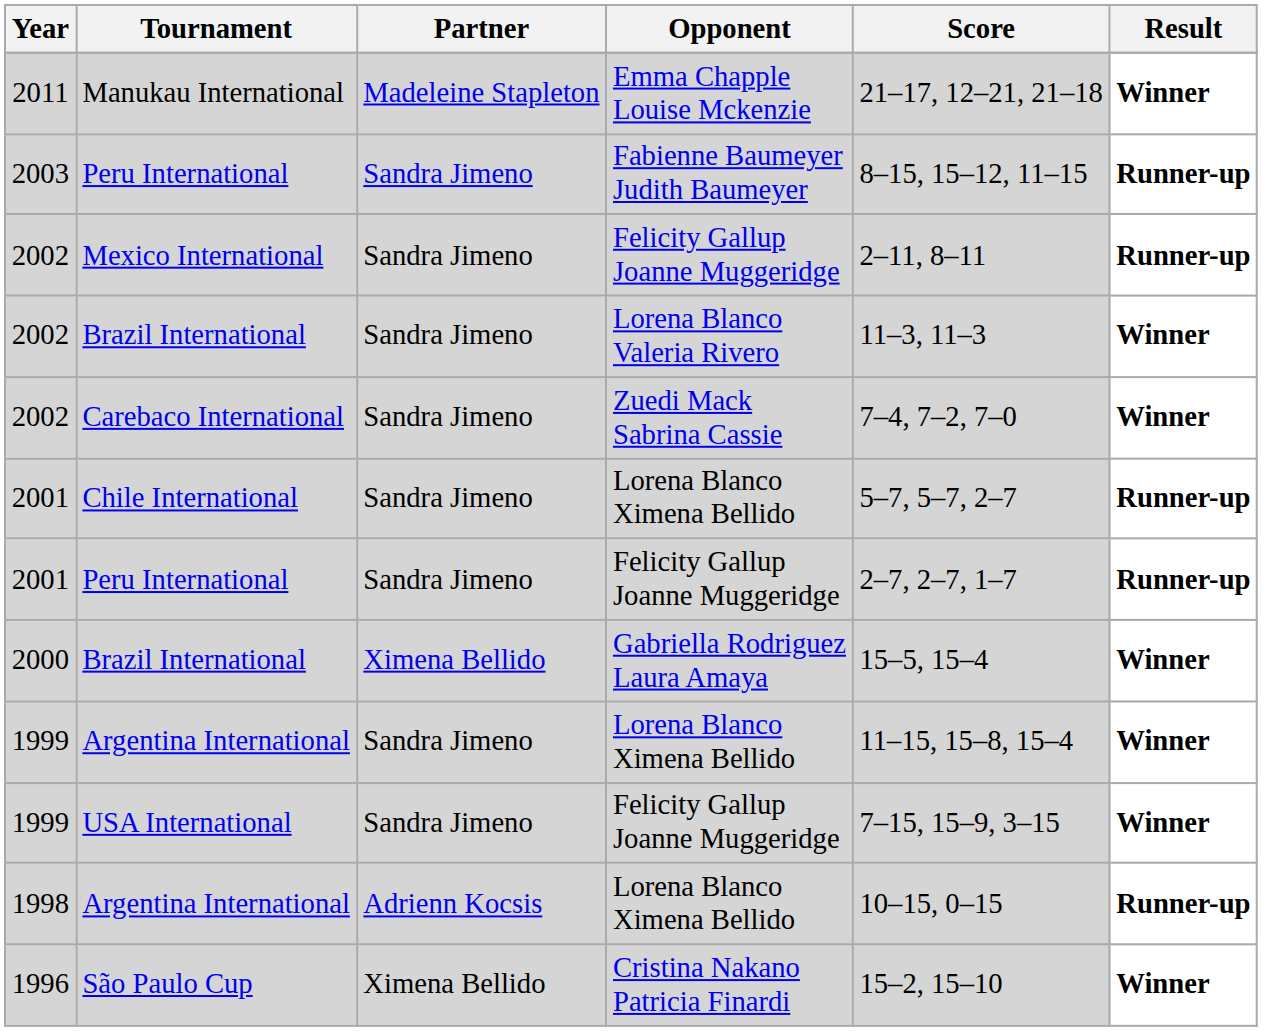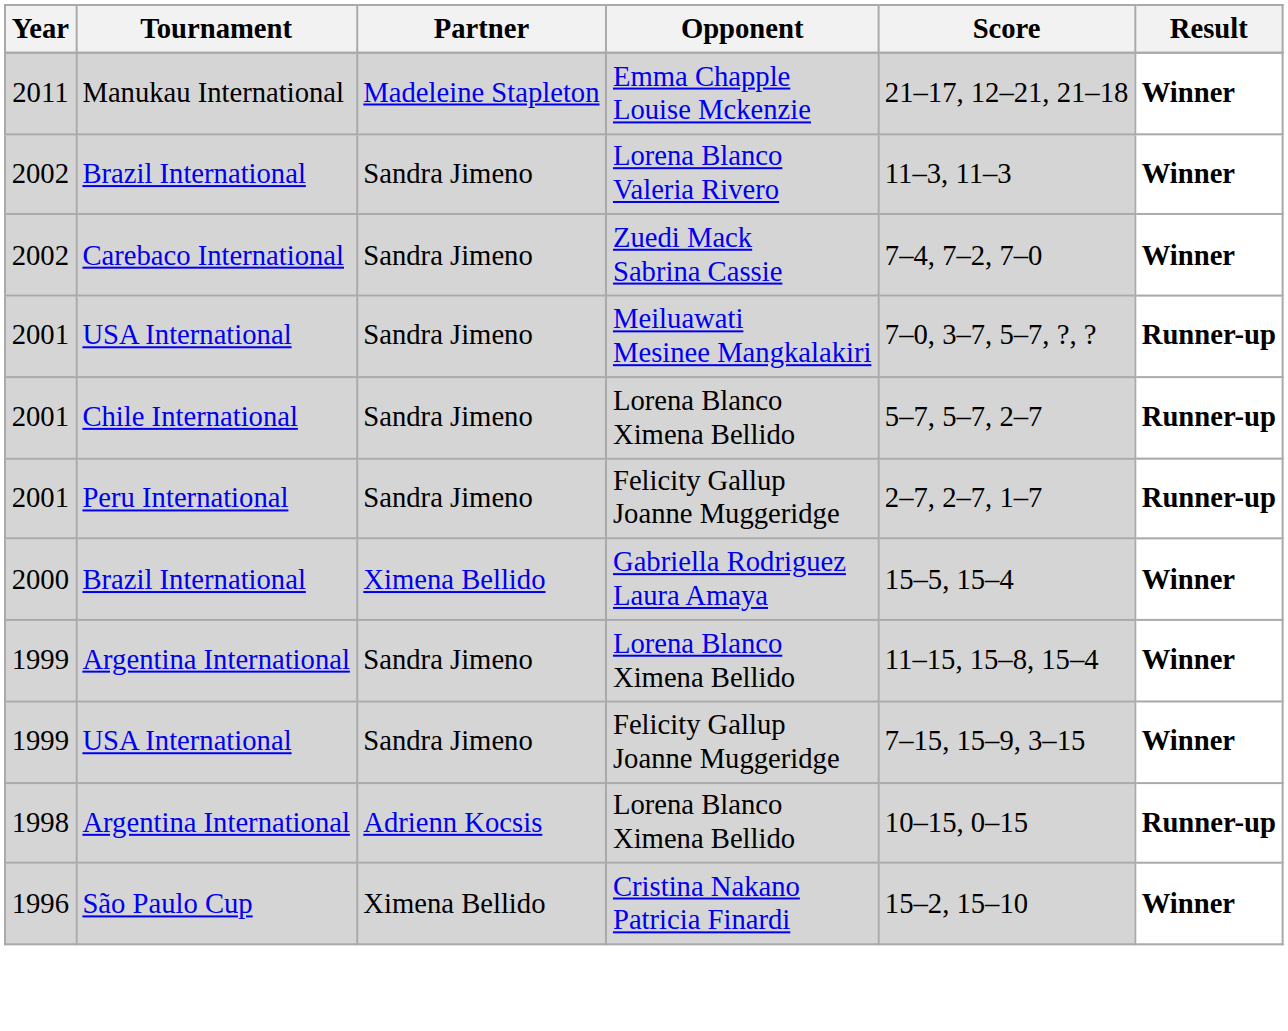- row: (40, 173)
- row: (40, 254)
+ row: (40, 335)
